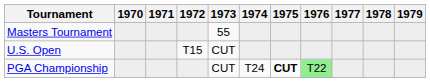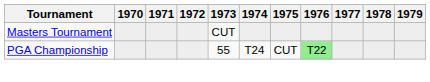(223, 32) 55 -> (223, 32) CUT
- row: (34, 50)
(223, 69) CUT -> (223, 50) 55
(286, 69) bold -> (286, 50) normal
